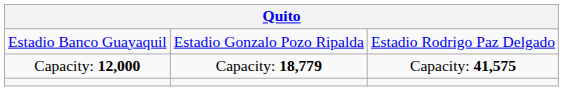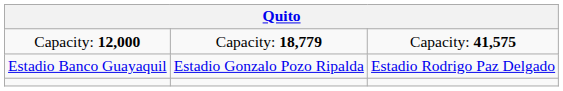rows swapped: (87, 41) <-> (87, 66)
